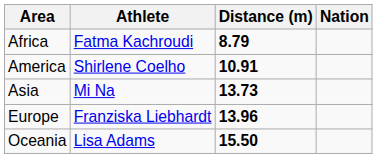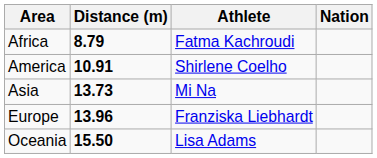columns swapped: (266, 16) <-> (143, 16)
